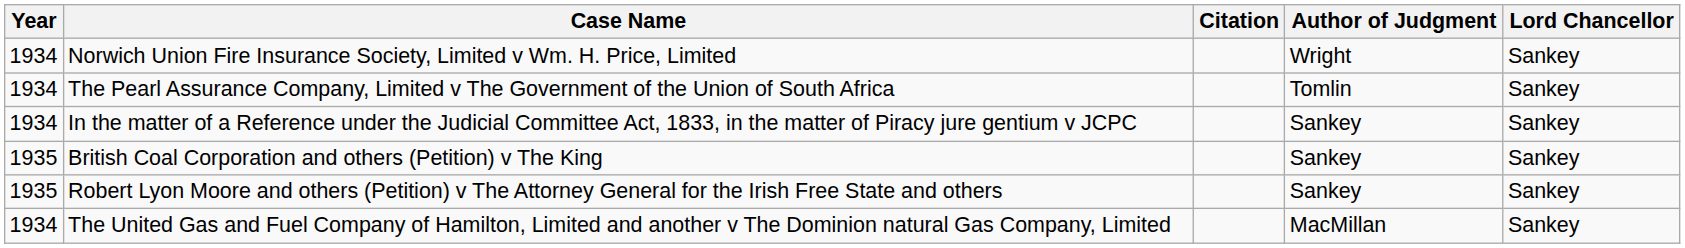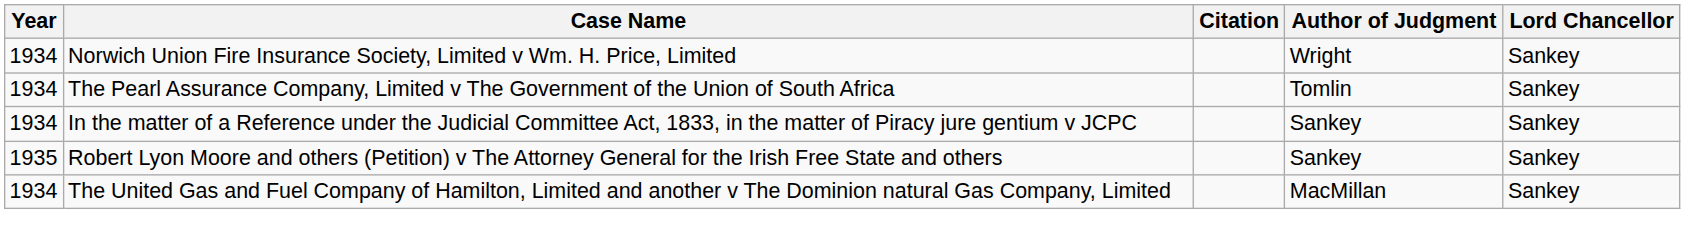- row: (335, 157)
